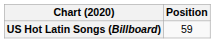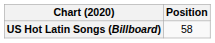(187, 29) 59 -> (187, 29) 58
